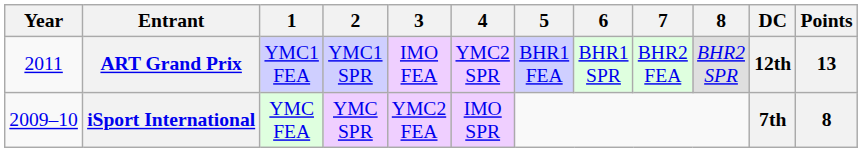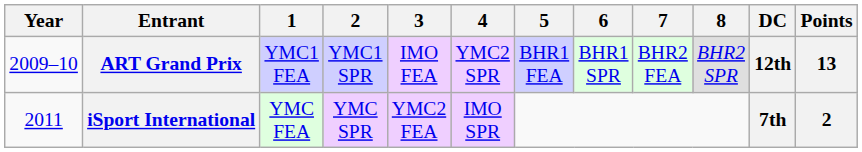(44, 64) 2011 -> (44, 64) 2009–10
(44, 119) 2009–10 -> (44, 119) 2011
(827, 119) 8 -> (827, 119) 2
